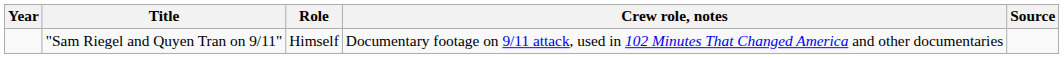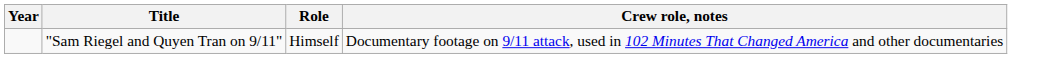- column: (1033, 16)
